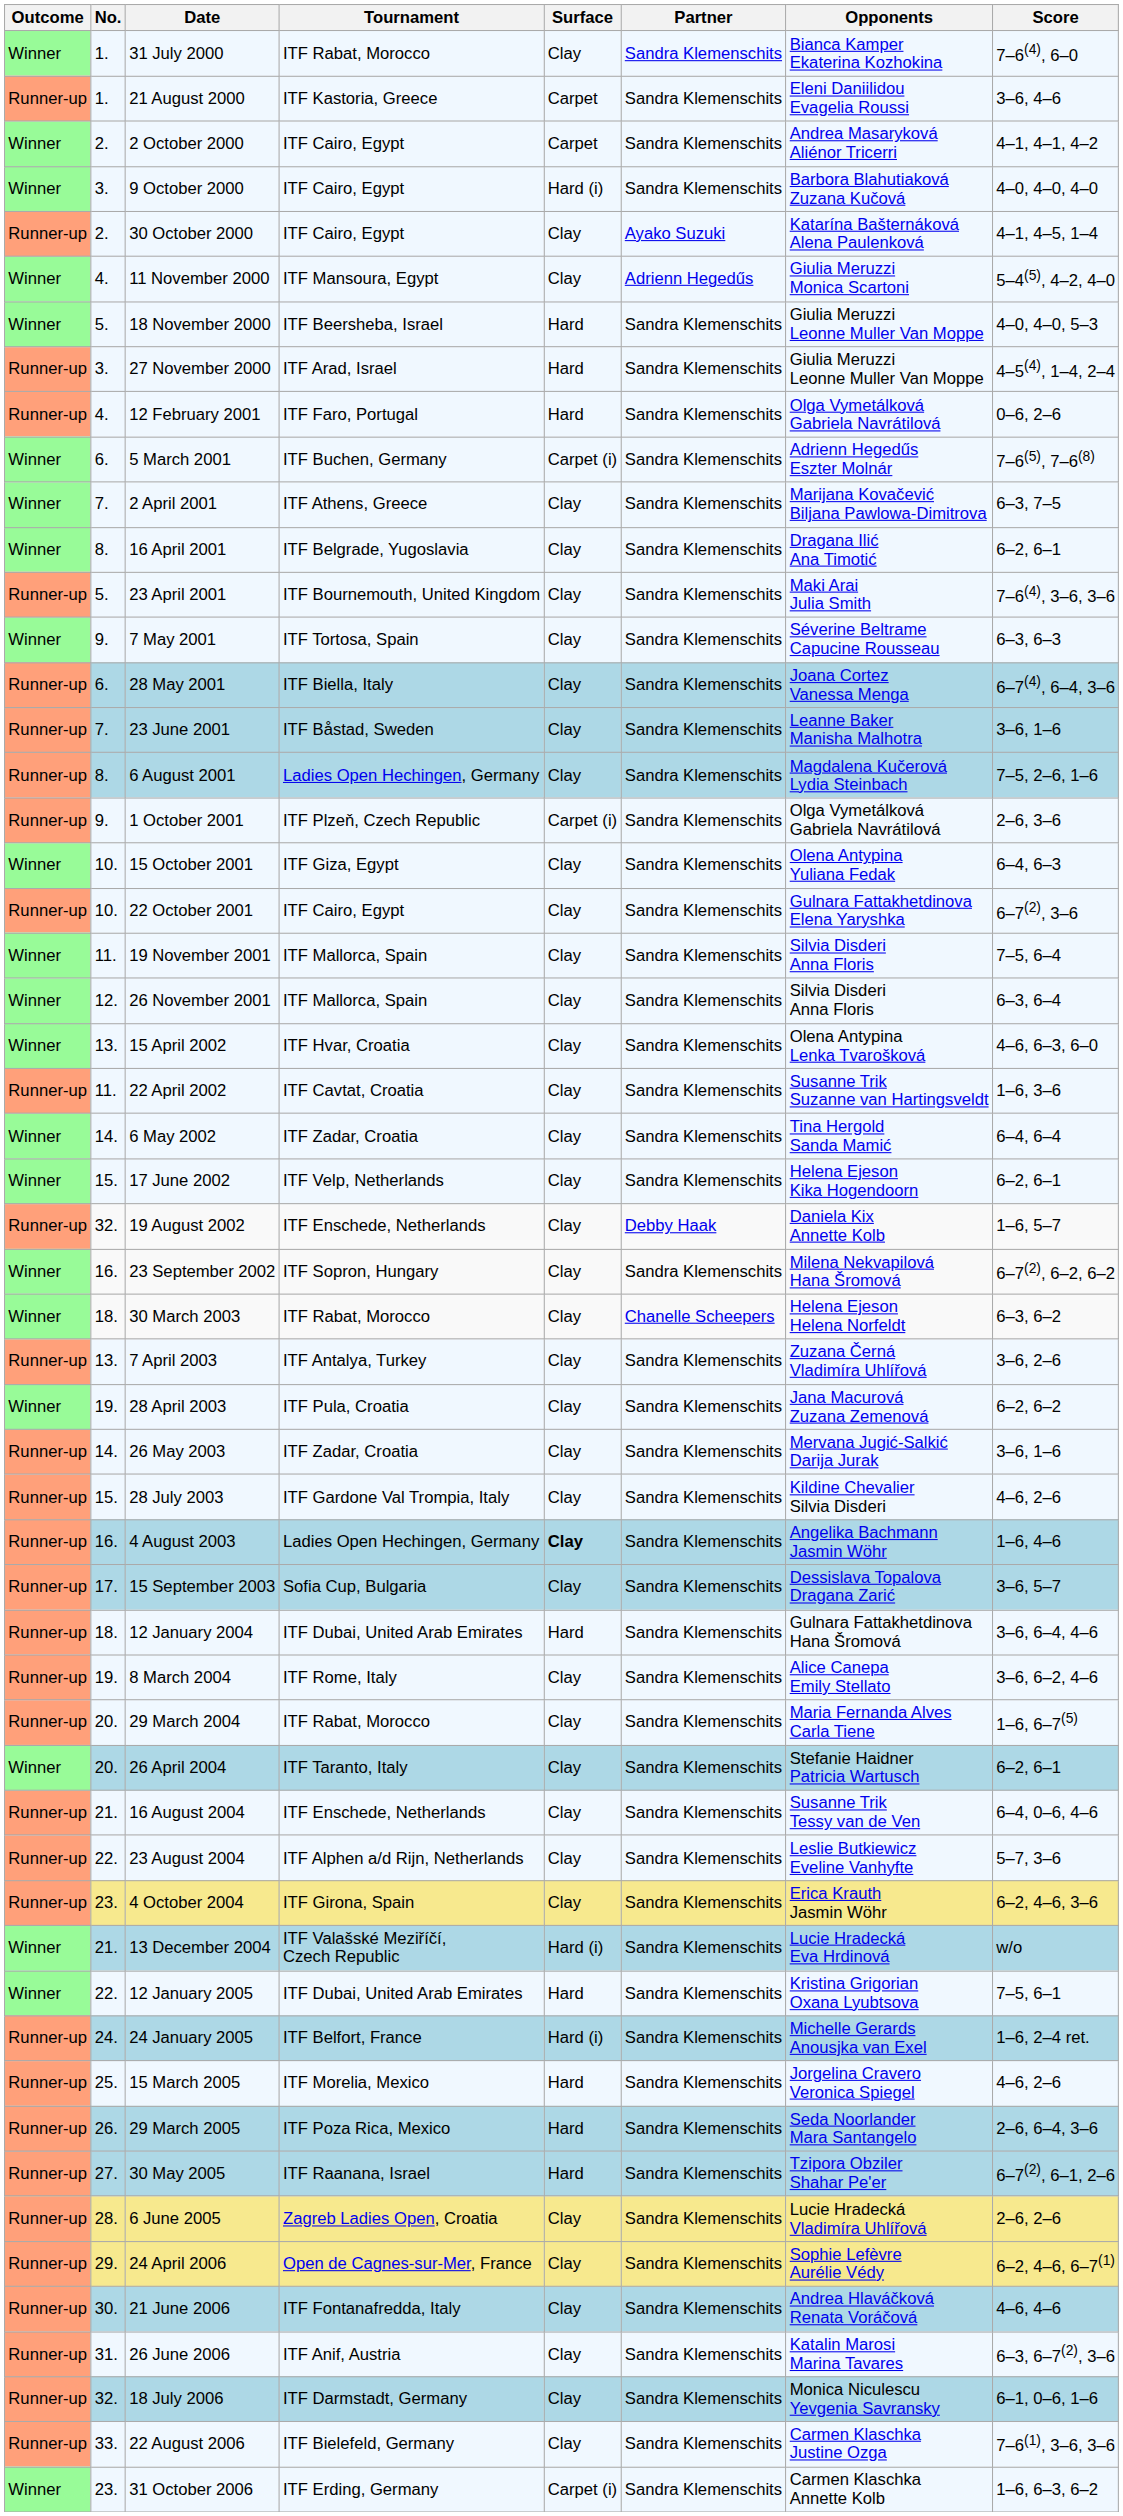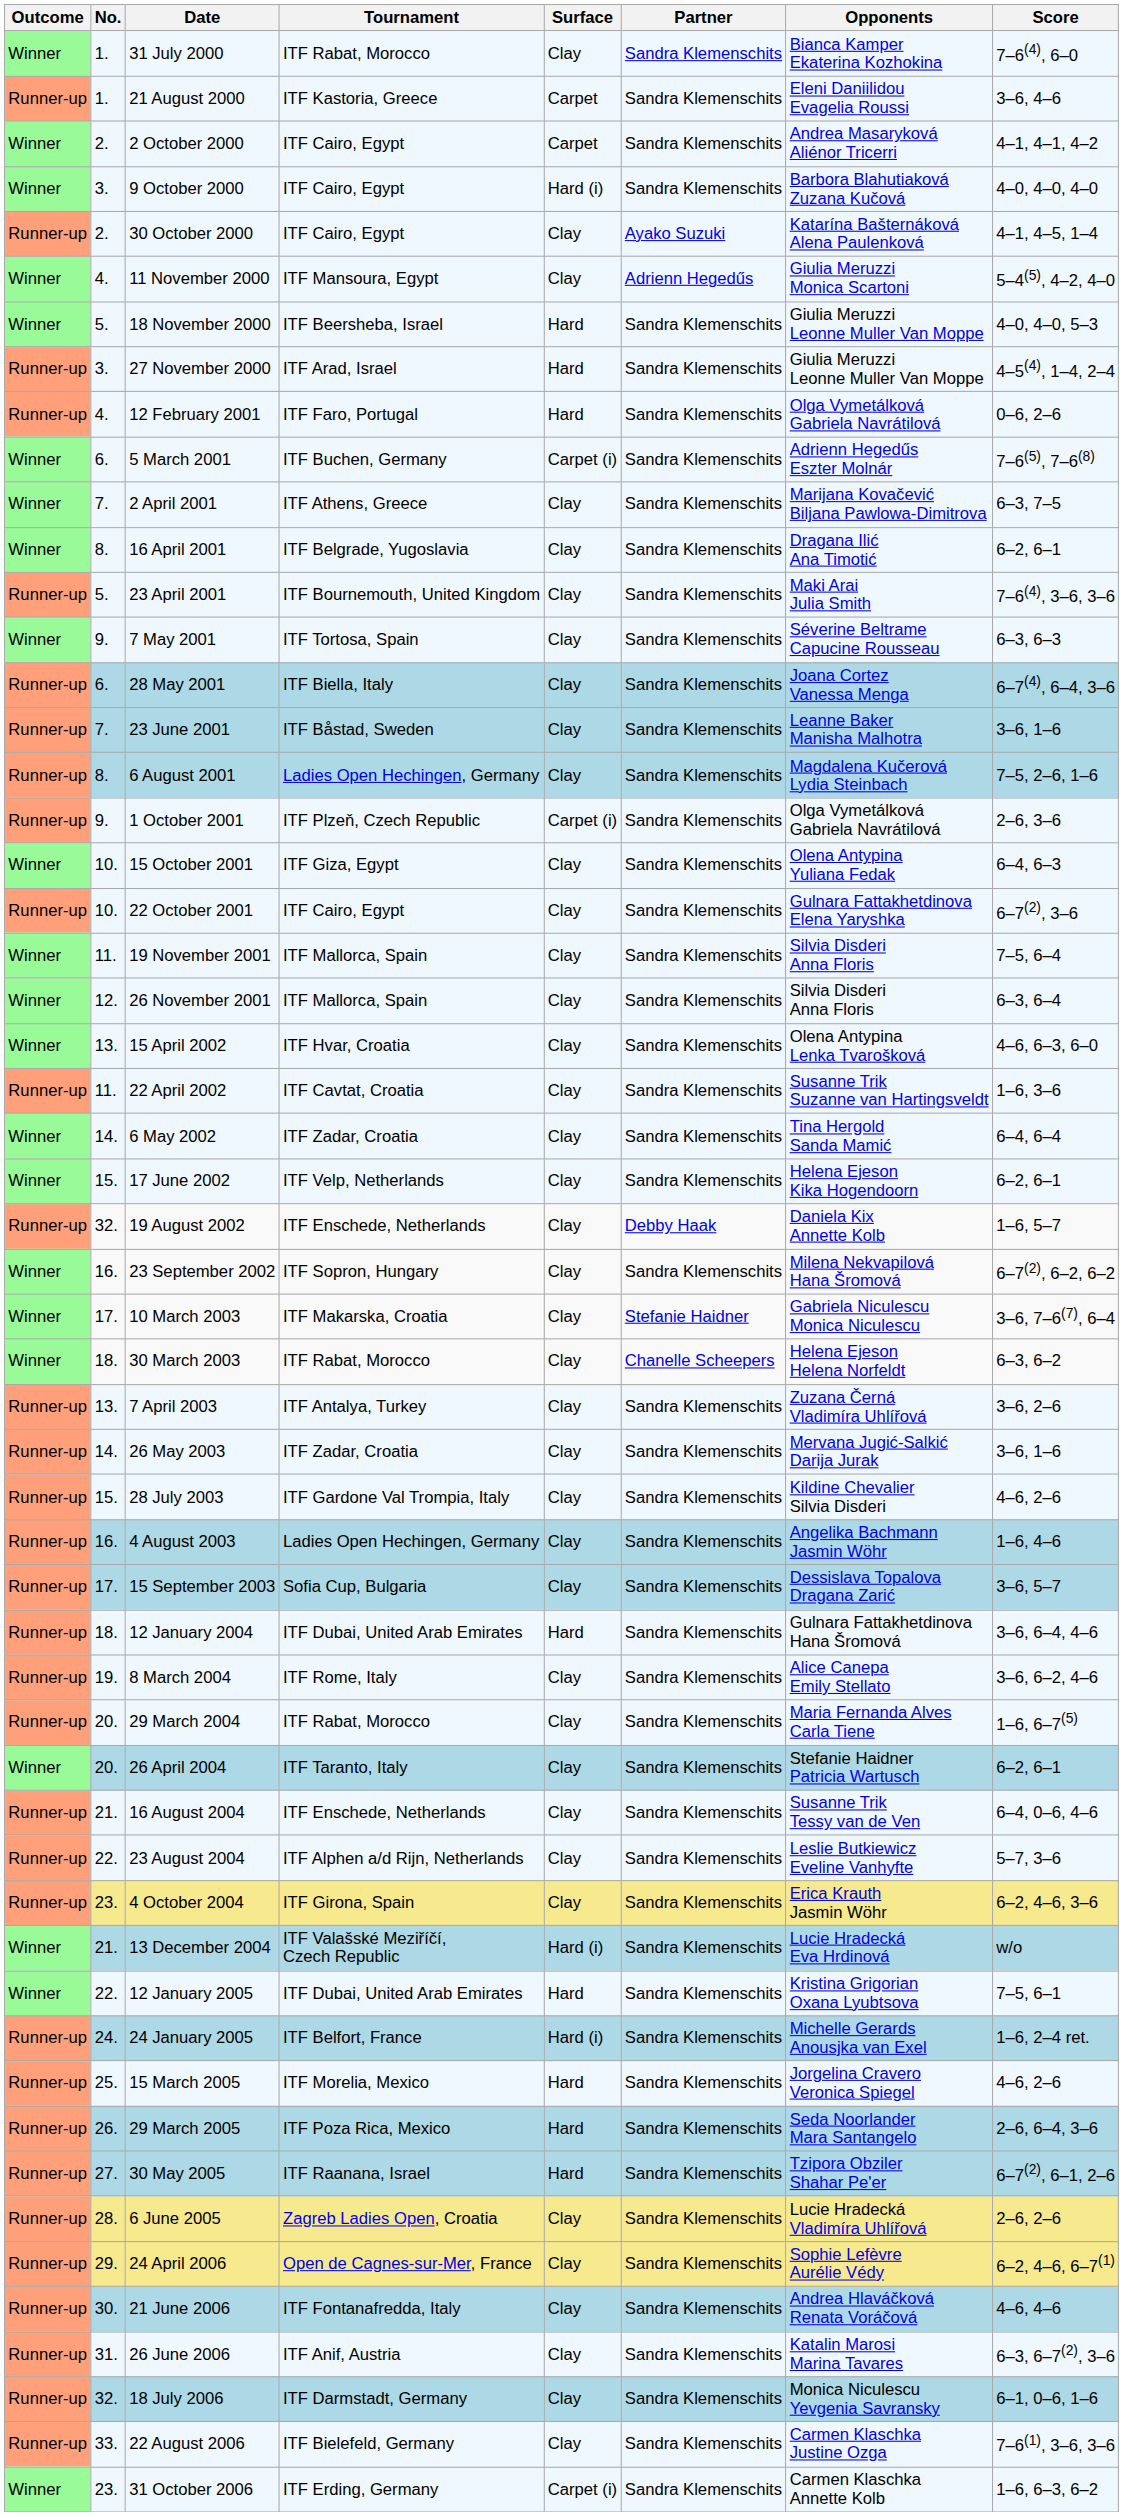+ row: (185, 1316)
- row: (178, 1406)
(565, 1542) bold -> (564, 1542) normal
